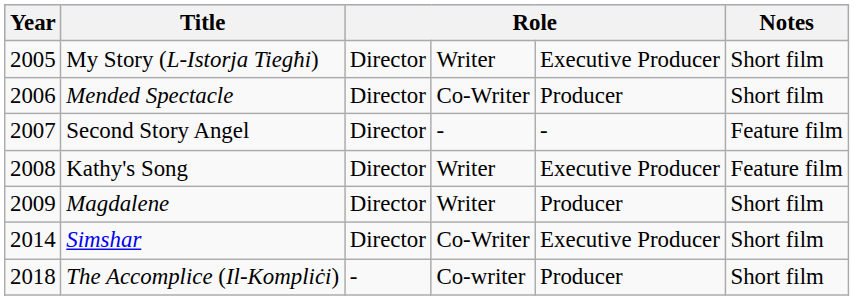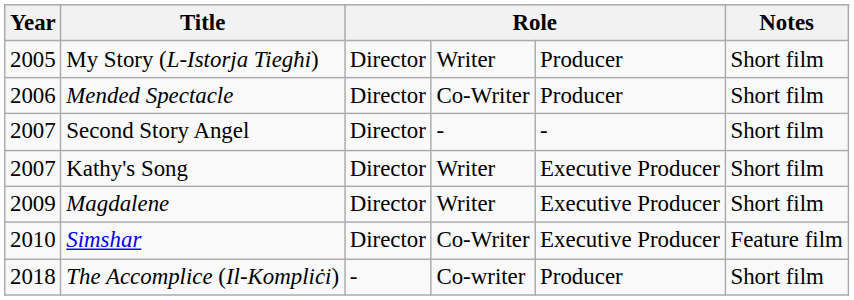(630, 58) Executive Producer -> (581, 58) Producer
(787, 131) Feature film -> (777, 131) Short film
(33, 167) 2008 -> (33, 167) 2007
(787, 167) Feature film -> (777, 167) Short film
(581, 204) Producer -> (630, 204) Executive Producer
(33, 240) 2014 -> (33, 240) 2010
(777, 240) Short film -> (787, 240) Feature film
